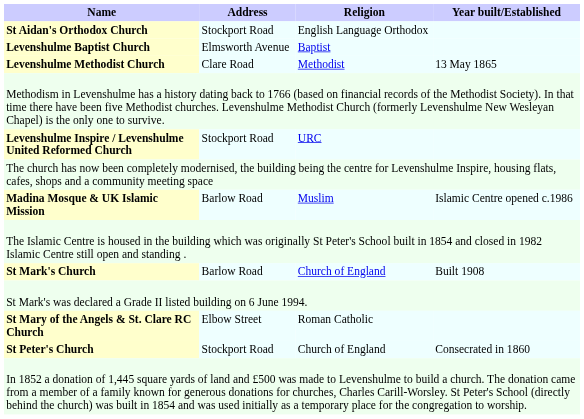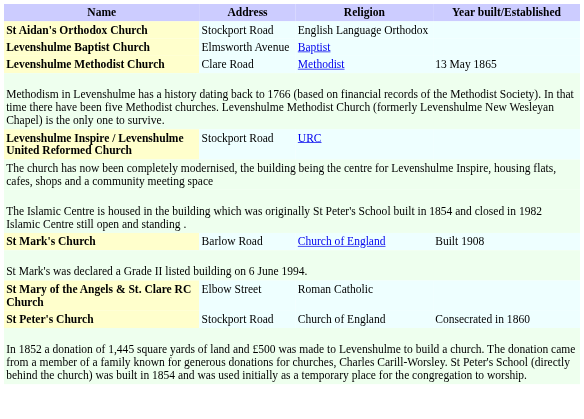- row: (82, 205)
